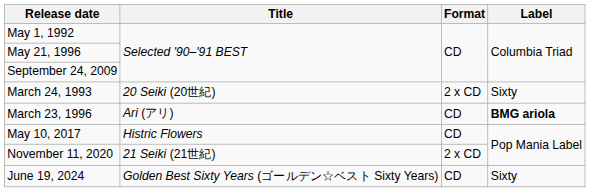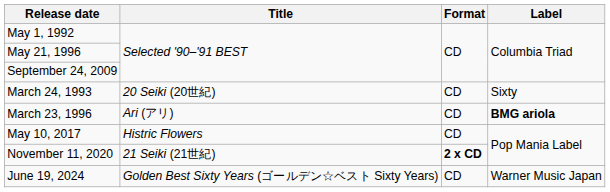(463, 92) 2 x CD -> (453, 92) CD
(463, 154) normal -> (463, 154) bold
(504, 176) Sixty -> (546, 176) Warner Music Japan
